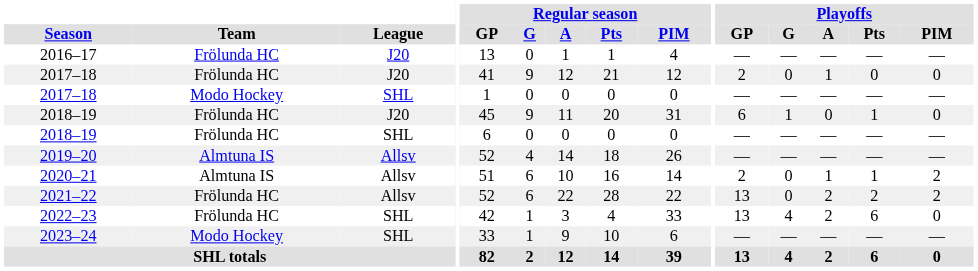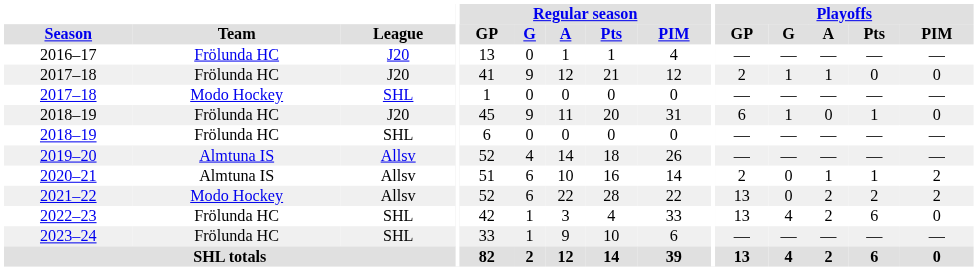(789, 74) 0 -> (789, 74) 1
(237, 195) Frölunda HC -> (237, 195) Modo Hockey
(237, 236) Modo Hockey -> (237, 236) Frölunda HC
